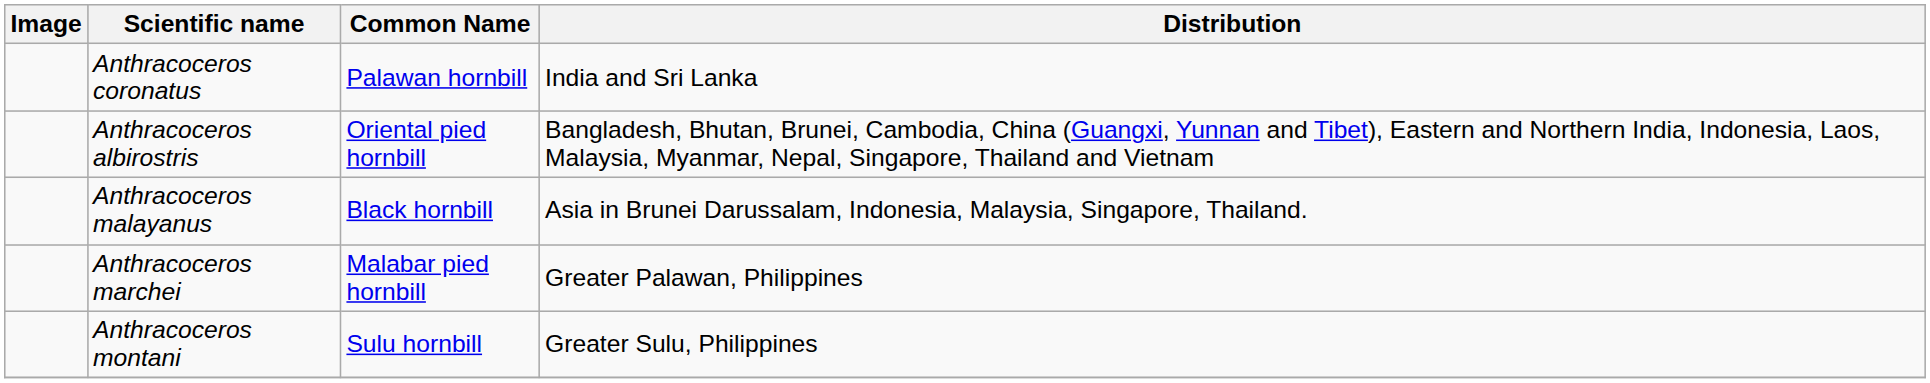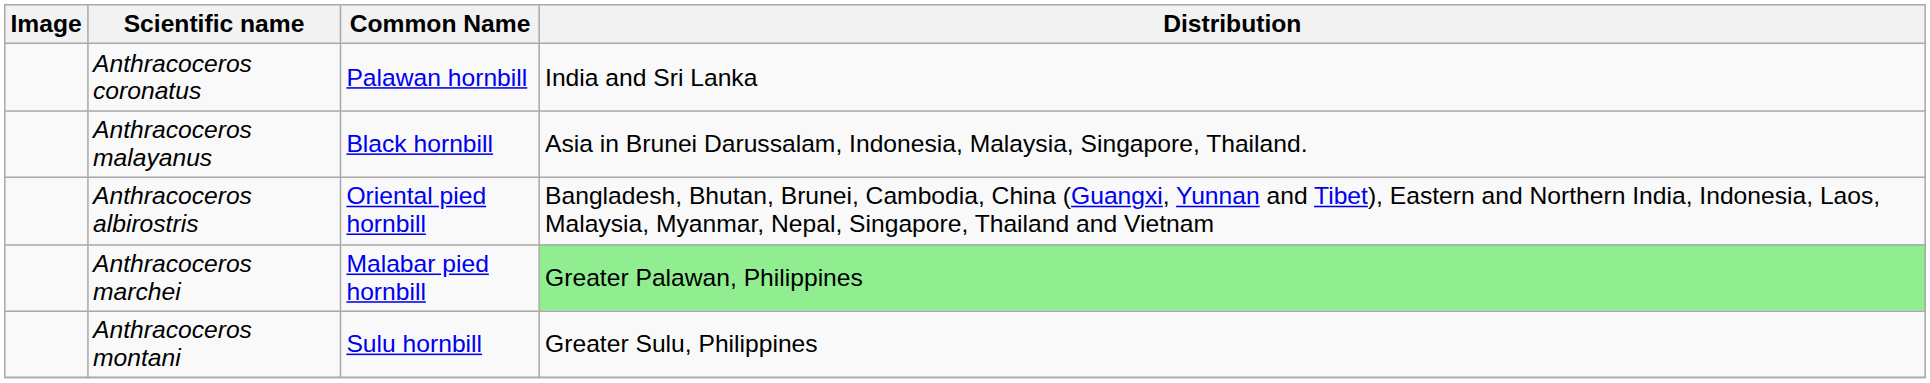rows swapped: (172, 143) <-> (172, 210)
(704, 277) no background -> (704, 277) lightgreen background
